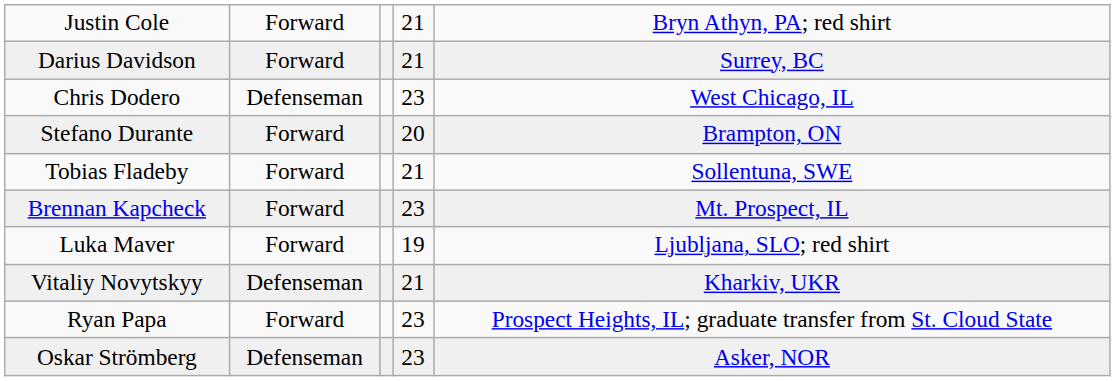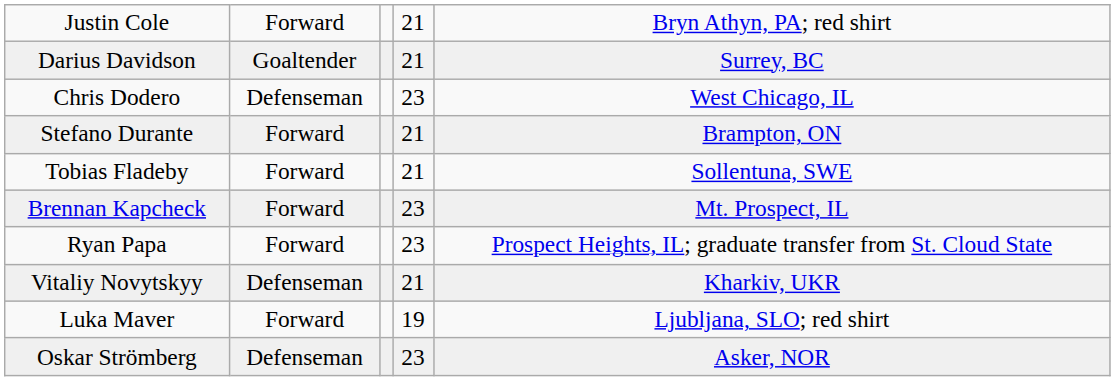(305, 60) Forward -> (304, 60) Goaltender
(413, 134) 20 -> (413, 134) 21
rows swapped: (117, 245) <-> (117, 319)
